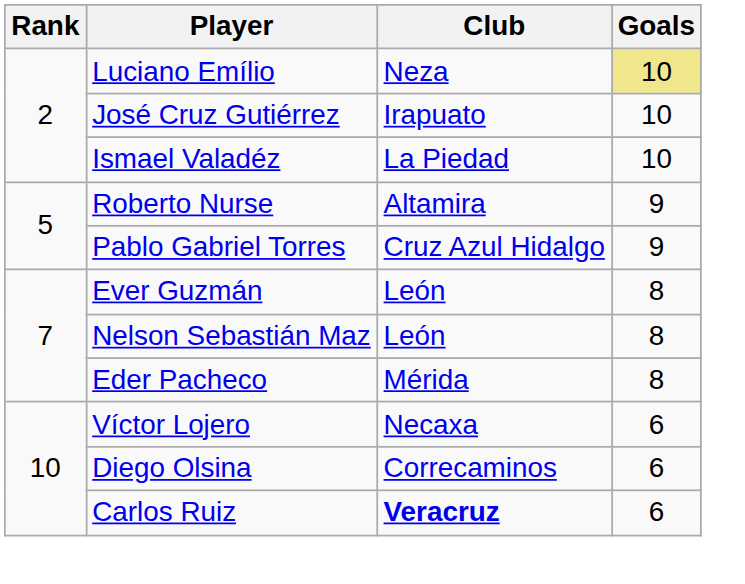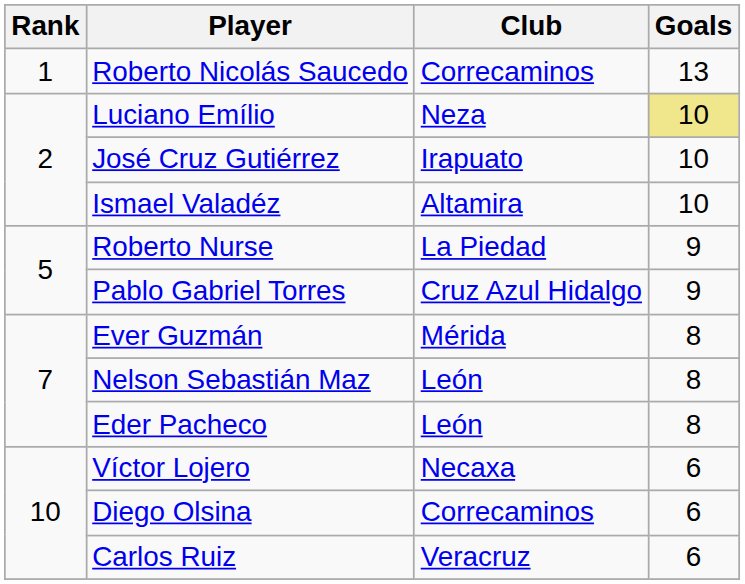+ row: (250, 70)
(446, 159) La Piedad -> (472, 203) Altamira
(435, 203) Altamira -> (483, 247) La Piedad
(415, 291) León -> (463, 335) Mérida
(426, 379) Mérida -> (452, 423) León
(442, 512) bold -> (476, 556) normal
